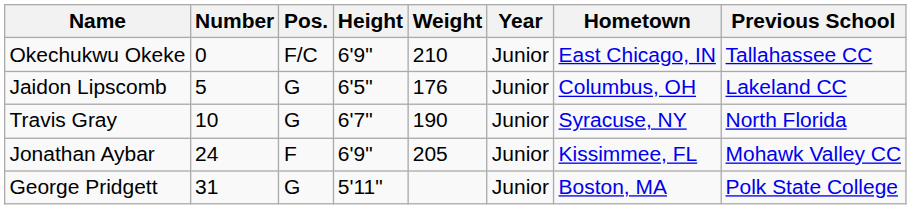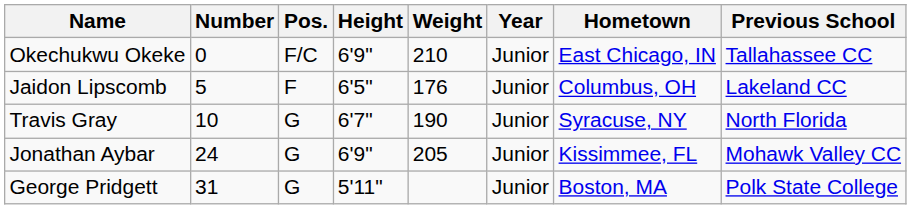(292, 87) G -> (290, 87) F
(290, 154) F -> (292, 154) G
